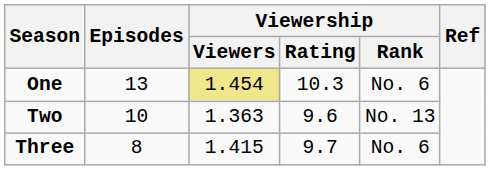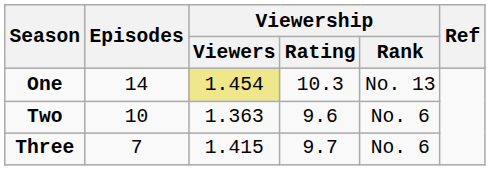(137, 85) 13 -> (137, 85) 14
(400, 85) No. 6 -> (400, 85) No. 13
(400, 117) No. 13 -> (400, 117) No. 6
(137, 149) 8 -> (137, 149) 7
